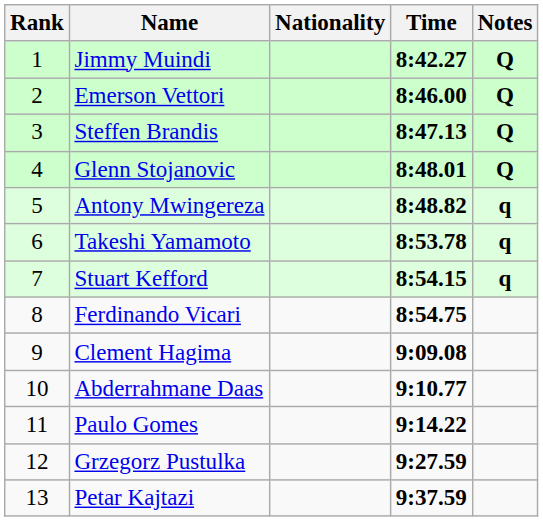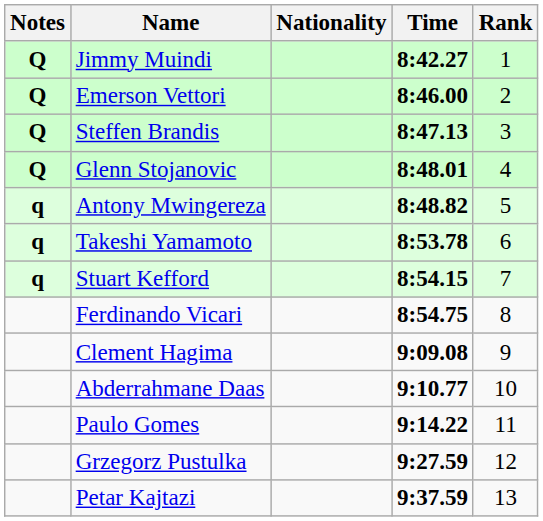columns swapped: (37, 22) <-> (505, 22)
